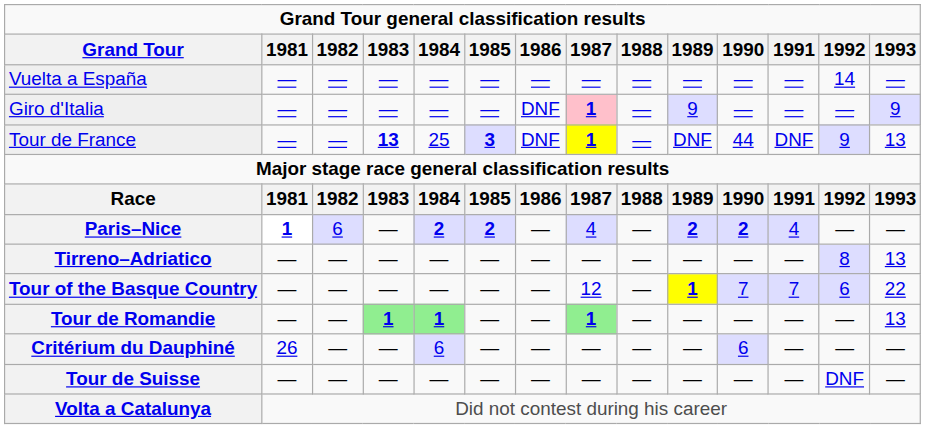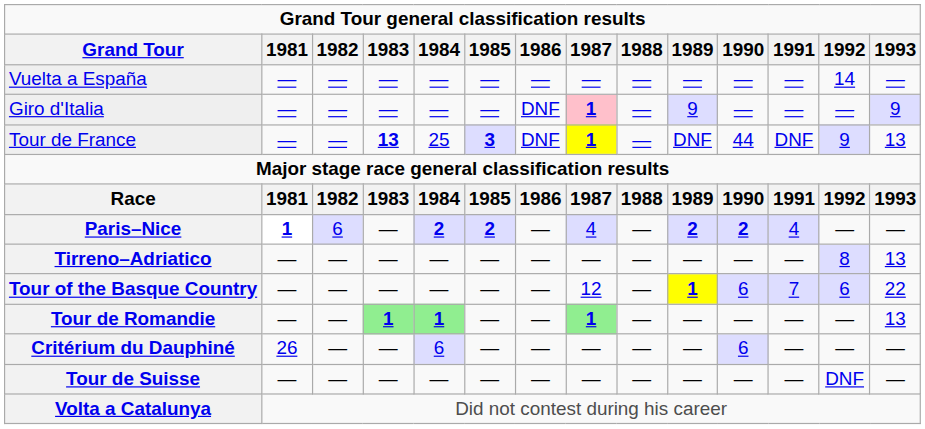(743, 288) 7 -> (743, 288) 6
